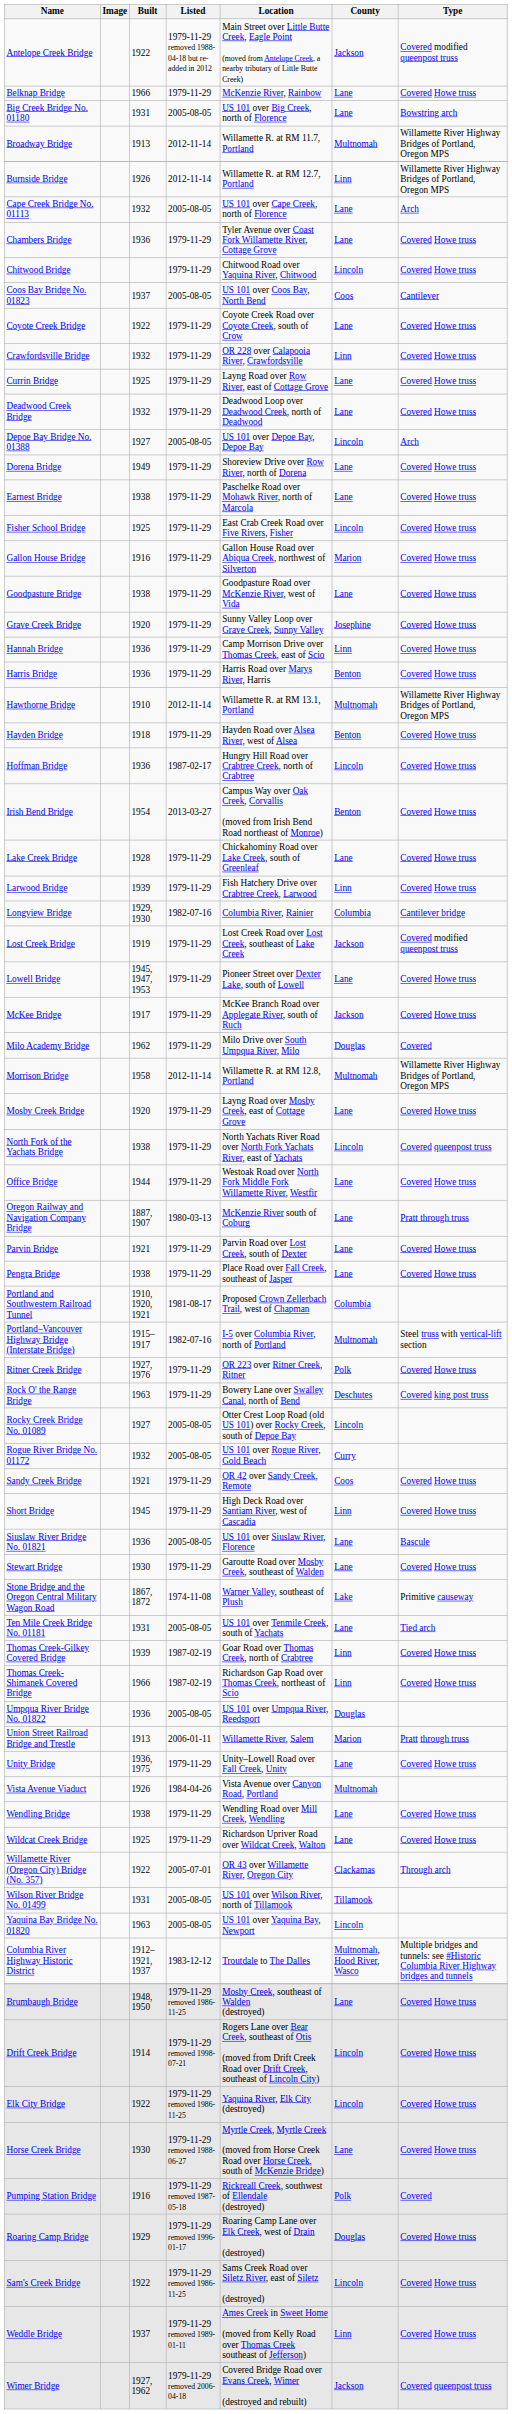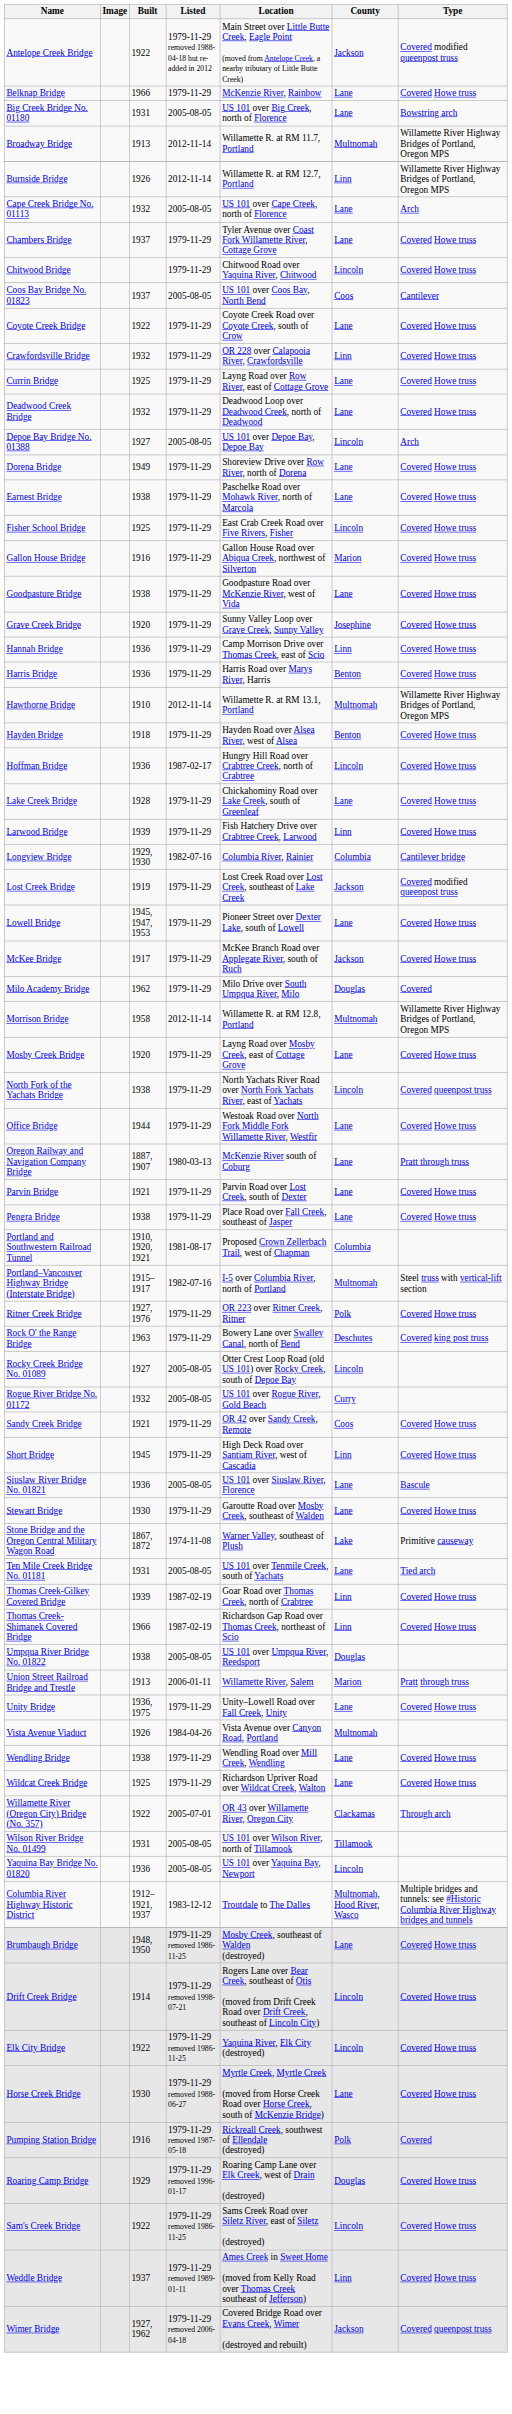(141, 240) 1936 -> (141, 240) 1937
- row: (40, 812)
(141, 1713) 1936 -> (141, 1657) 1938
(141, 1925) 1963 -> (141, 1869) 1936
